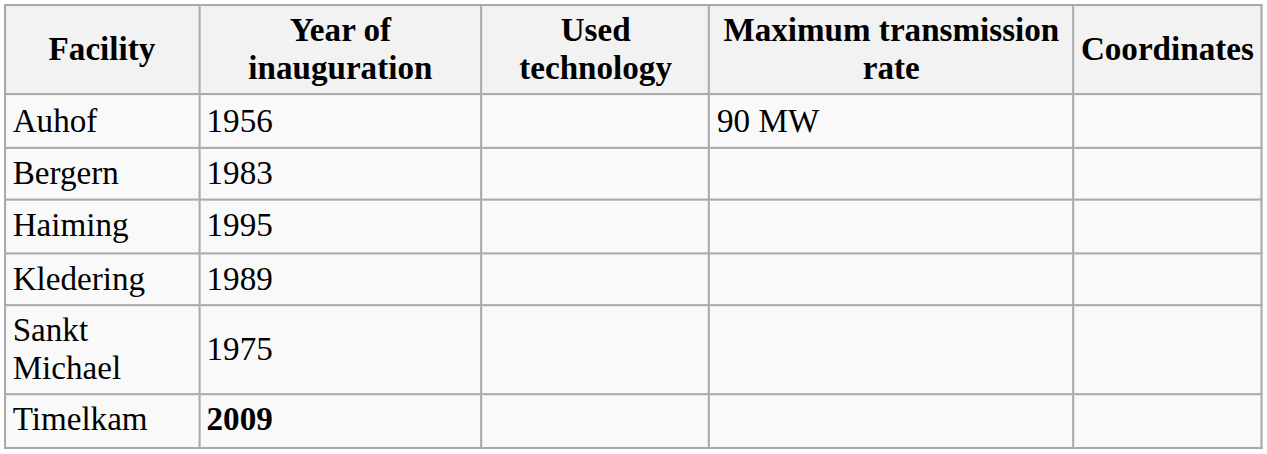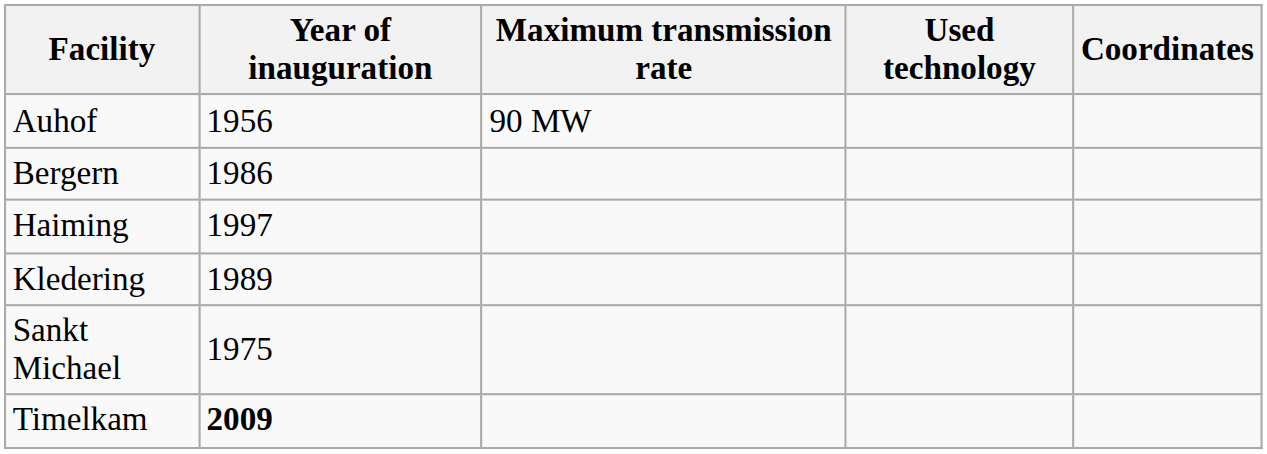columns swapped: (596, 49) <-> (891, 49)
(240, 173) 1983 -> (240, 173) 1986
(240, 225) 1995 -> (240, 225) 1997
